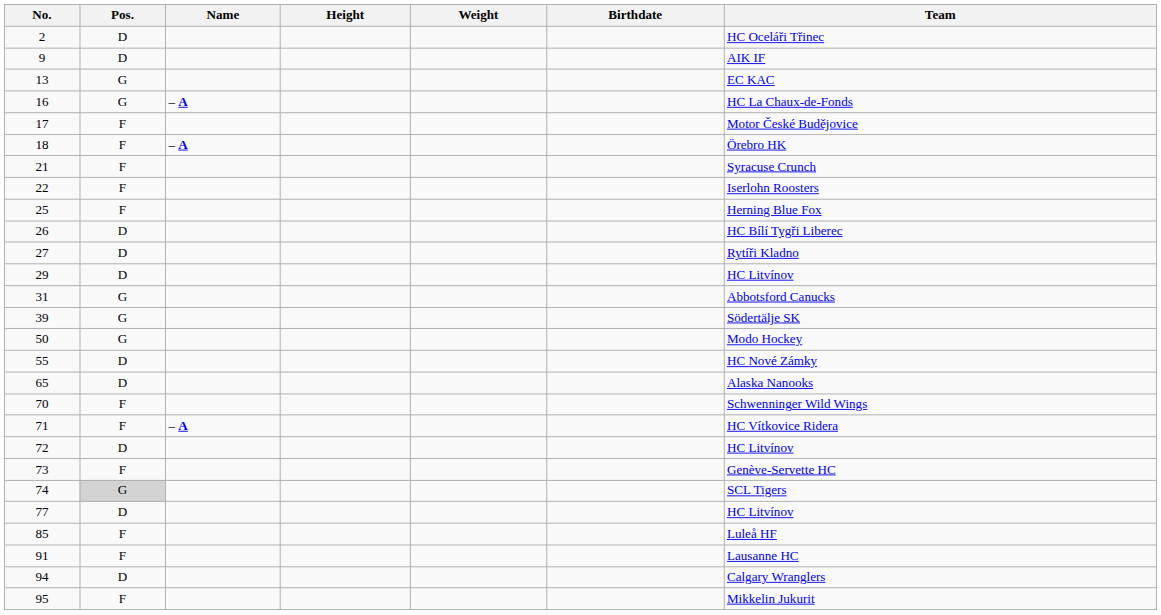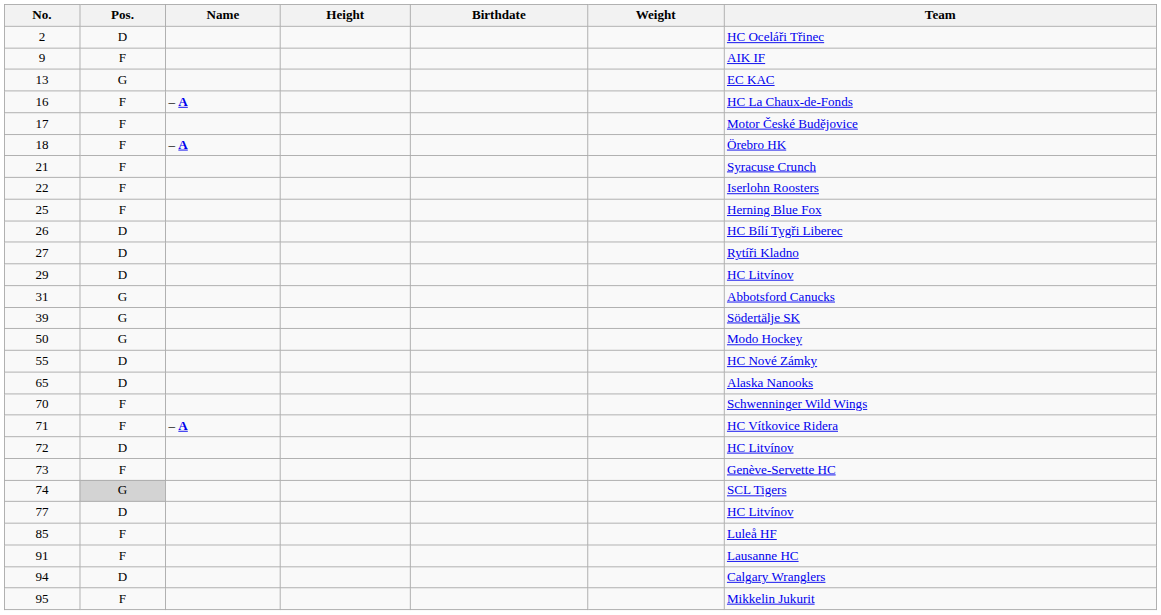columns swapped: (478, 15) <-> (635, 15)
(122, 58) D -> (123, 58) F
(122, 102) G -> (123, 102) F
